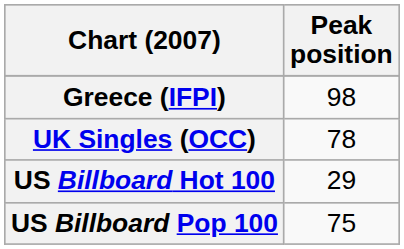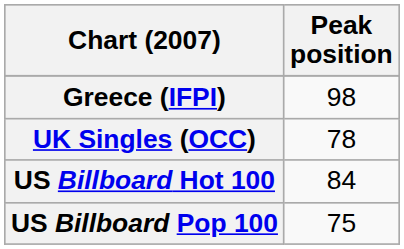(341, 180) 29 -> (341, 180) 84
